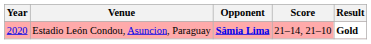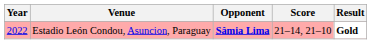(17, 30) 2020 -> (17, 30) 2022
